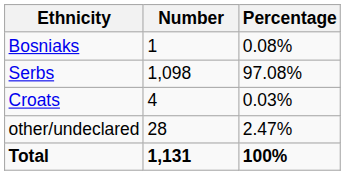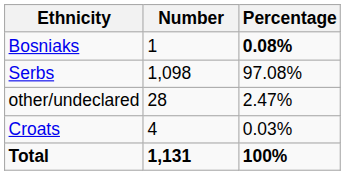(267, 45) normal -> (267, 45) bold
rows swapped: (34, 101) <-> (74, 128)
